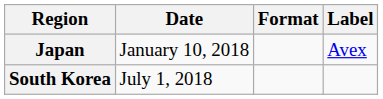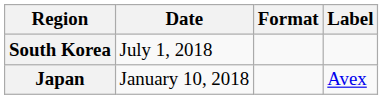rows swapped: (60, 49) <-> (60, 79)
